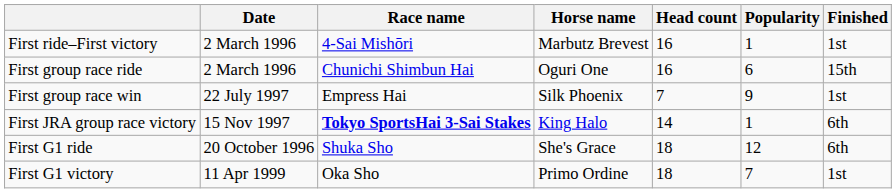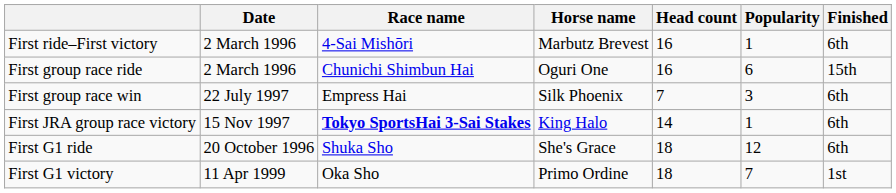(837, 43) 1st -> (838, 43) 6th
(749, 95) 9 -> (749, 95) 3
(837, 95) 1st -> (838, 95) 6th
